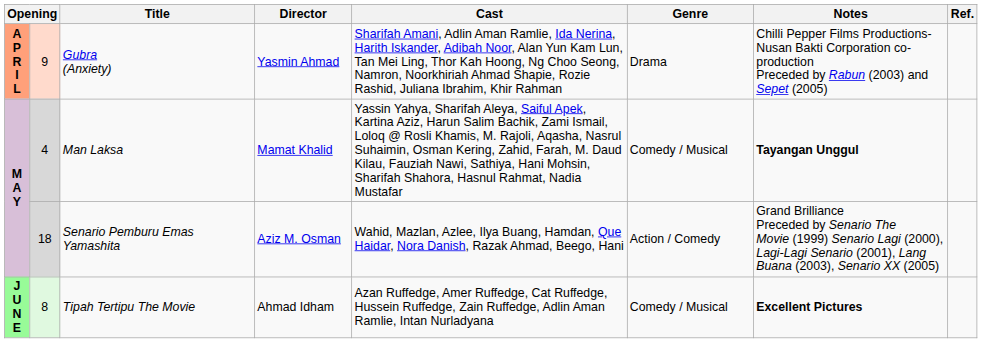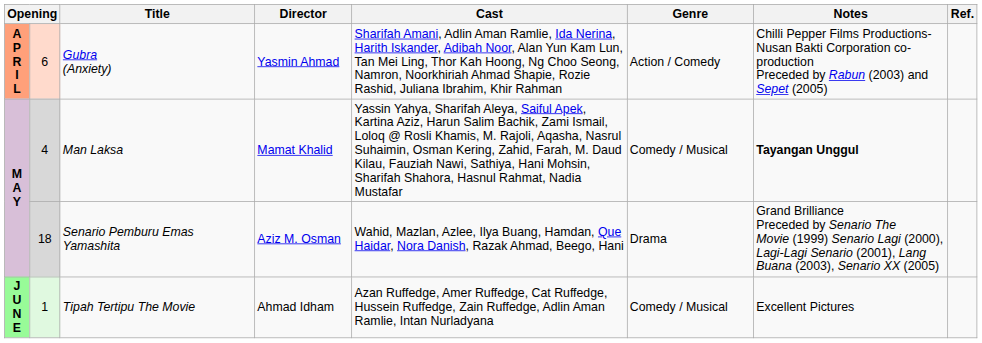(45, 61) 9 -> (45, 61) 6
(648, 61) Drama -> (675, 61) Action / Comedy
(675, 239) Action / Comedy -> (648, 239) Drama
(45, 307) 8 -> (45, 307) 1
(809, 307) bold -> (805, 307) normal
